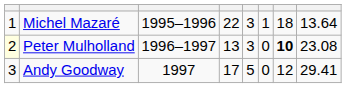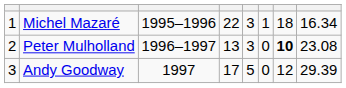(319, 23) 13.64 -> (319, 23) 16.34
(12, 46) lightyellow background -> (12, 46) no background
(319, 70) 29.41 -> (319, 70) 29.39
